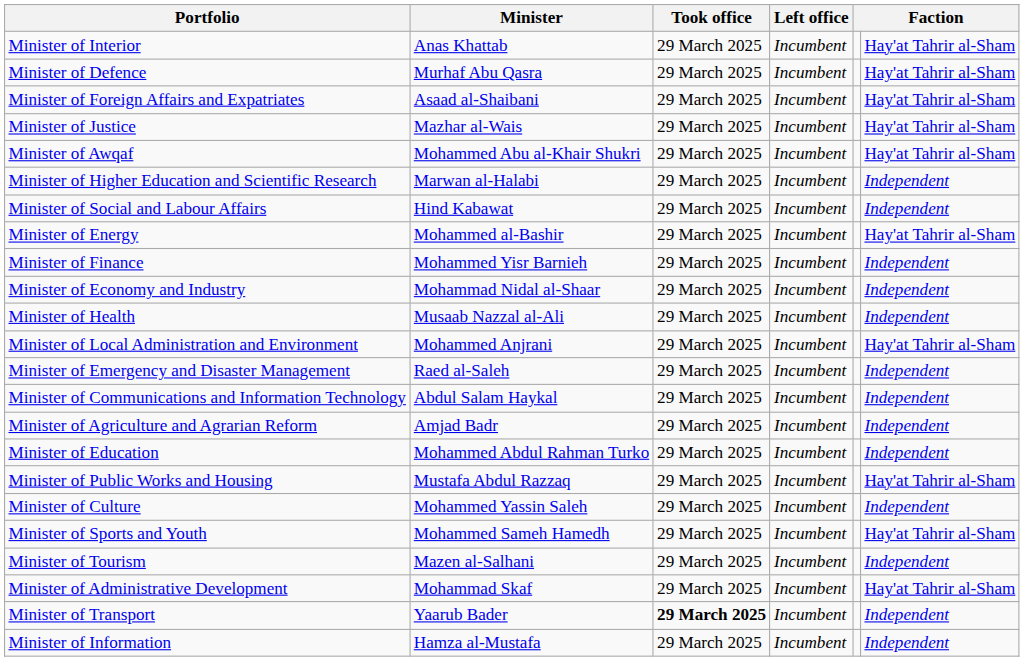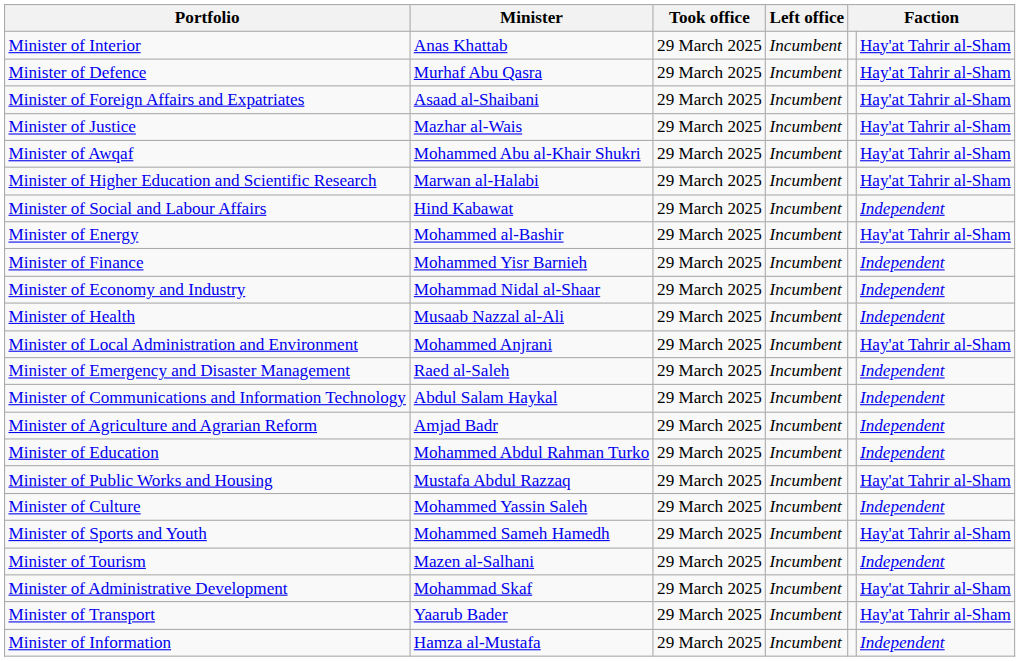(907, 180) Independent -> (935, 180) Hay'at Tahrir al-Sham
(712, 615) bold -> (709, 615) normal
(907, 615) Independent -> (935, 615) Hay'at Tahrir al-Sham
